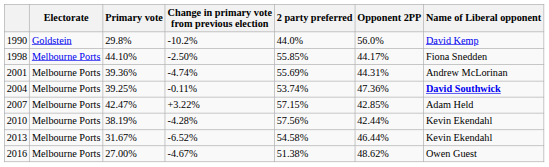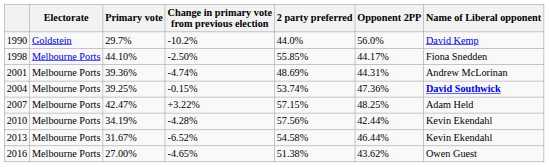(118, 40) 29.8% -> (118, 40) 29.7%
(292, 72) 55.69% -> (292, 72) 48.69%
(182, 89) -0.11% -> (183, 89) -0.15%
(373, 105) 42.85% -> (373, 105) 48.25%
(121, 121) 38.19% -> (121, 121) 34.19%
(183, 154) -4.67% -> (183, 154) -4.65%
(373, 154) 48.62% -> (373, 154) 43.62%
